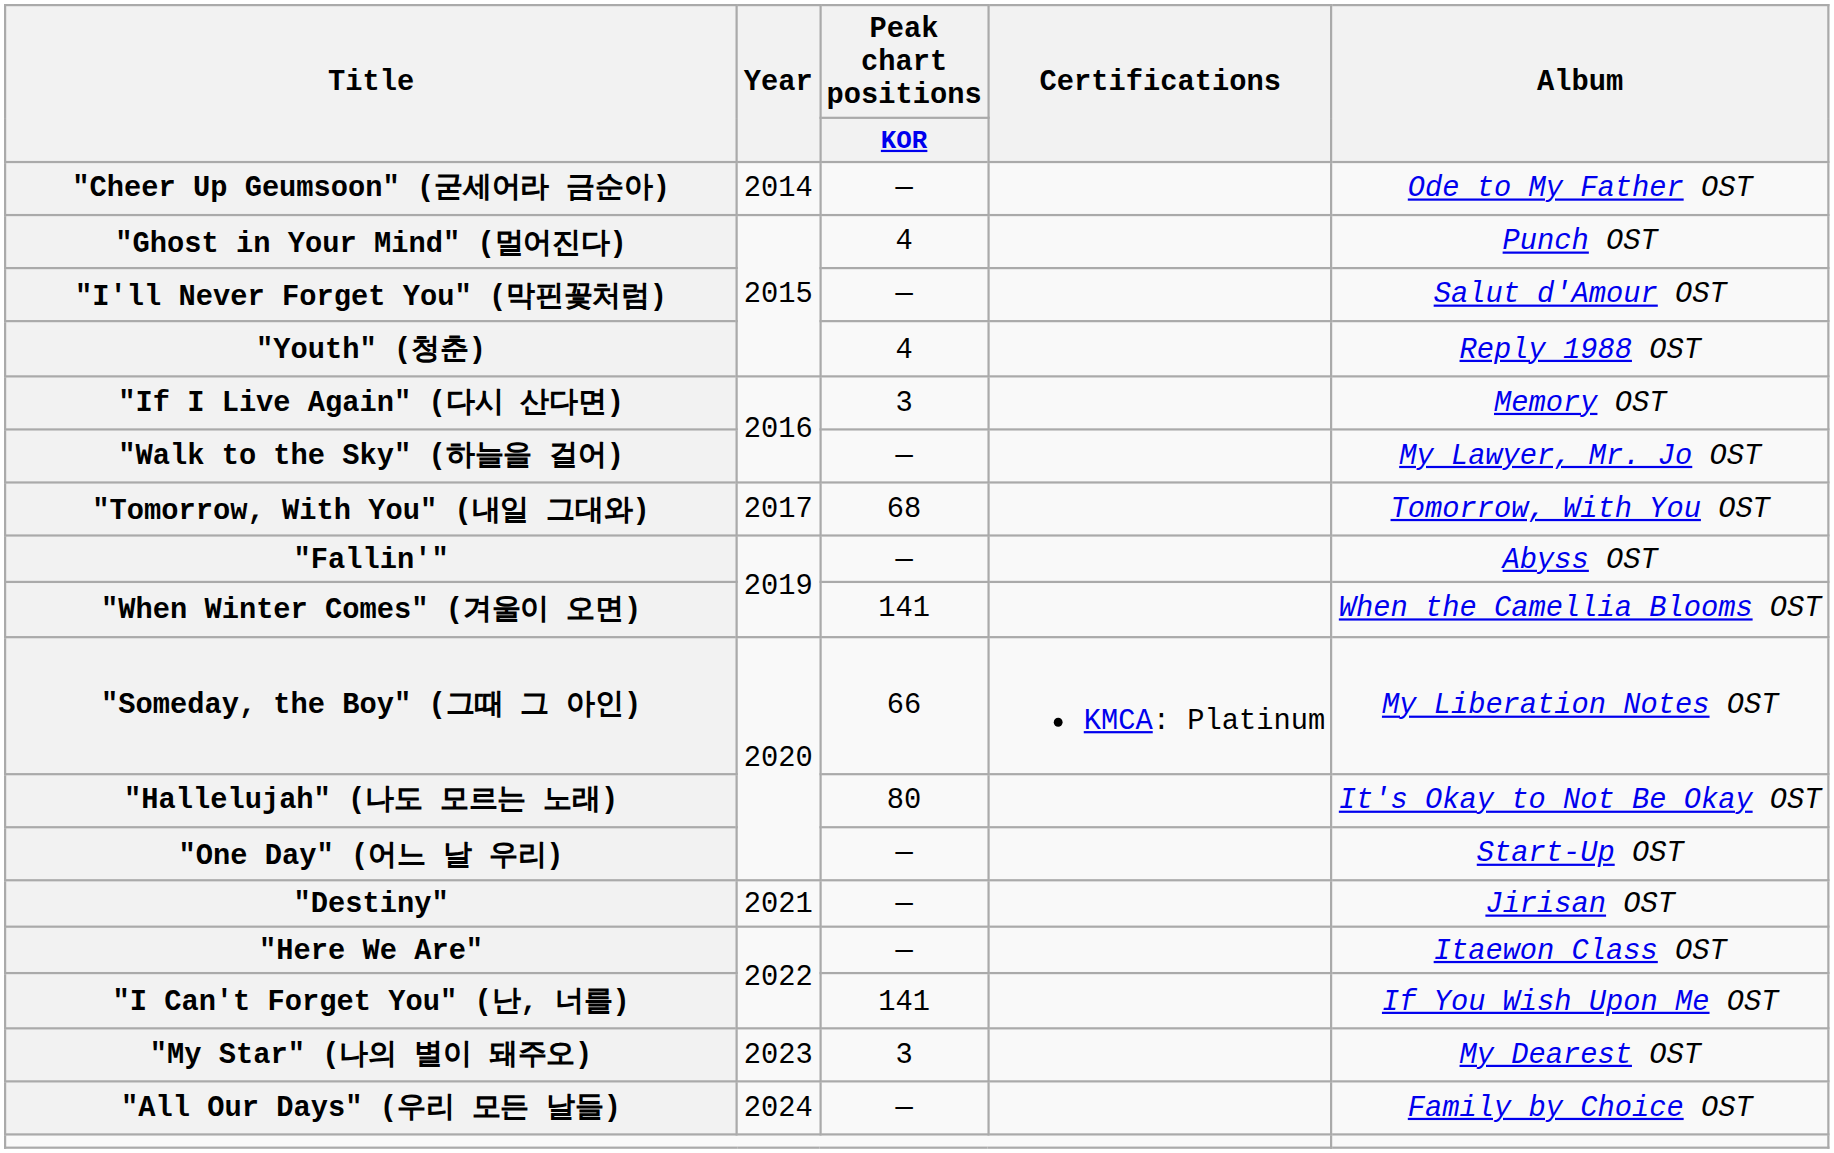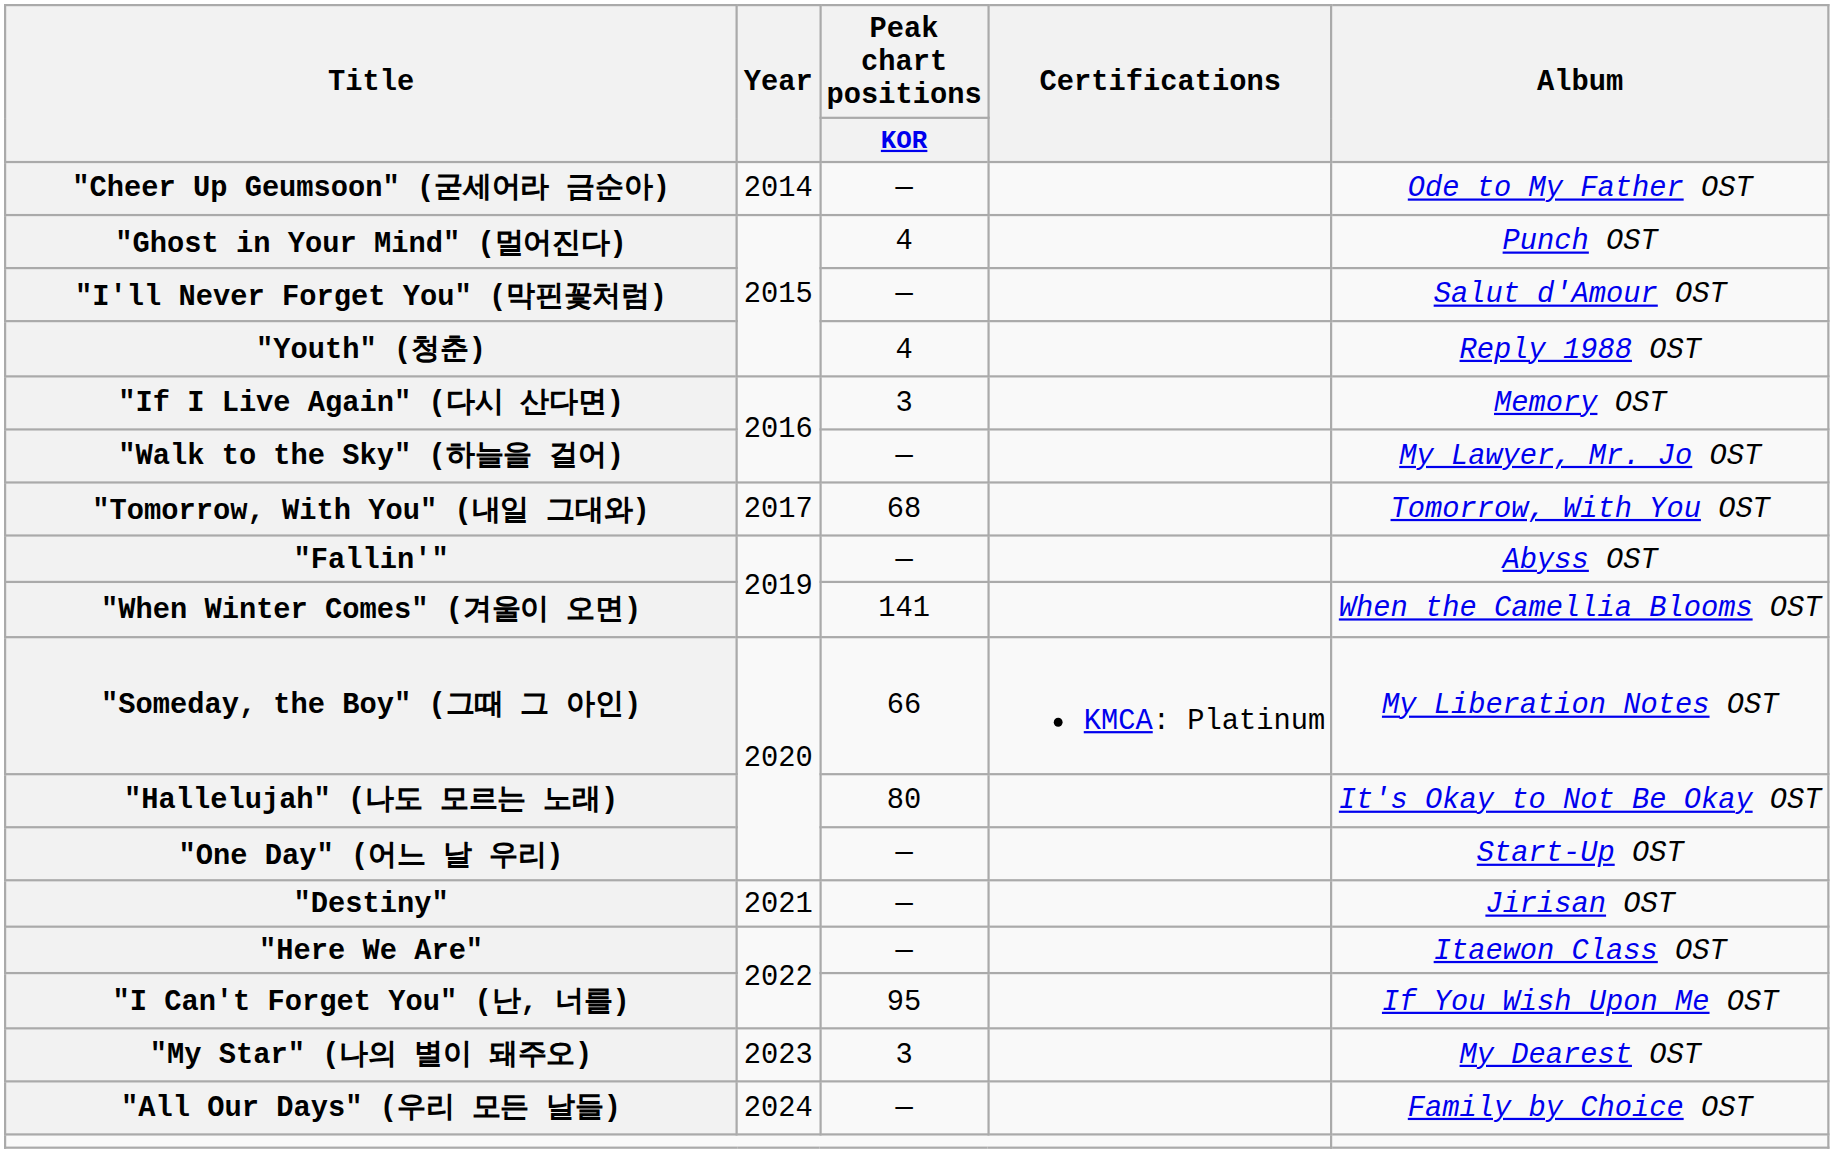(904, 1001) 141 -> (904, 1001) 95
